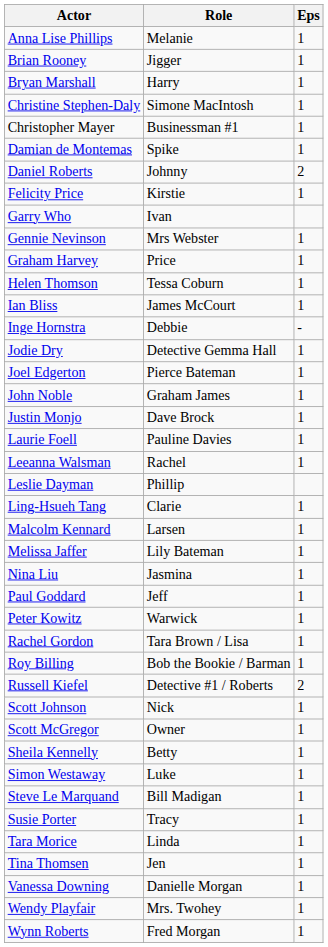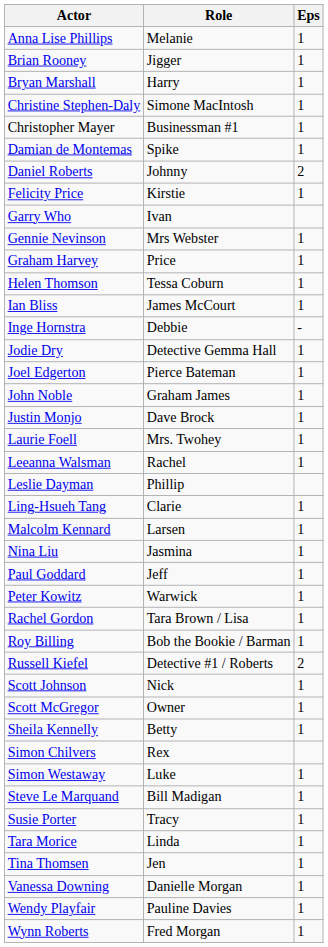(189, 439) Pauline Davies -> (184, 439) Mrs. Twohey
- row: (47, 551)
+ row: (52, 752)
(184, 908) Mrs. Twohey -> (189, 908) Pauline Davies
